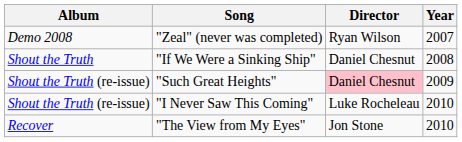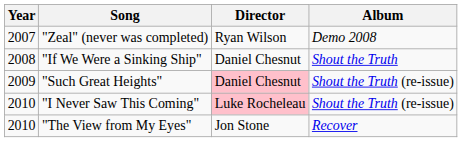columns swapped: (440, 15) <-> (79, 15)
(374, 103) no background -> (260, 103) pink background
